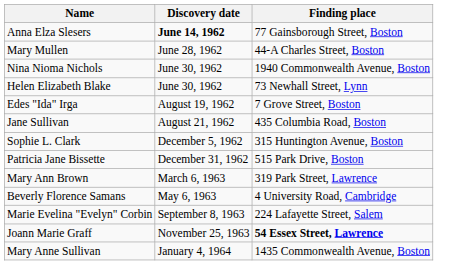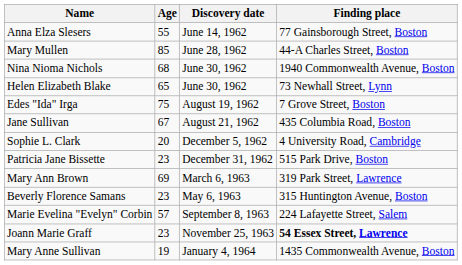+ column: (167, 13)
(191, 31) bold -> (214, 31) normal
(329, 141) 315 Huntington Avenue, Boston -> (350, 141) 4 University Road, Cambridge
(326, 196) 4 University Road, Cambridge -> (353, 196) 315 Huntington Avenue, Boston
